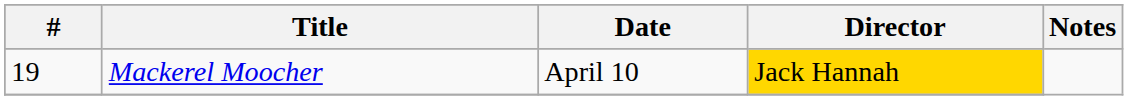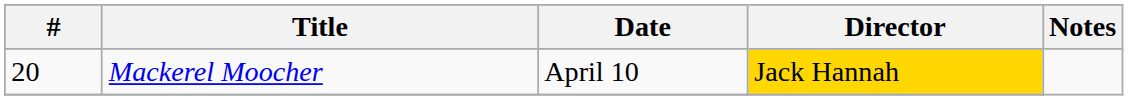(25, 71) 19 -> (25, 71) 20
